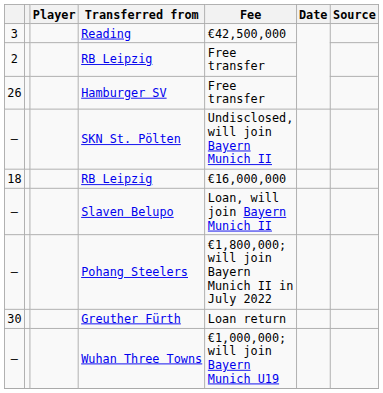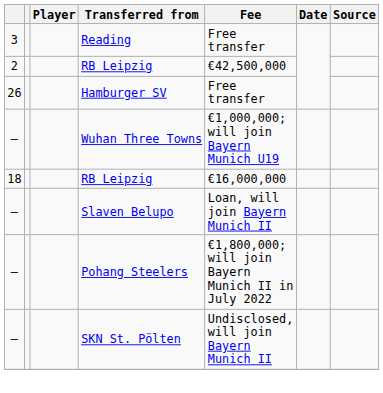(247, 33) €42,500,000 -> (236, 40) Free transfer
(236, 59) Free transfer -> (247, 66) €42,500,000
rows swapped: (14, 139) <-> (14, 358)
- row: (14, 318)
